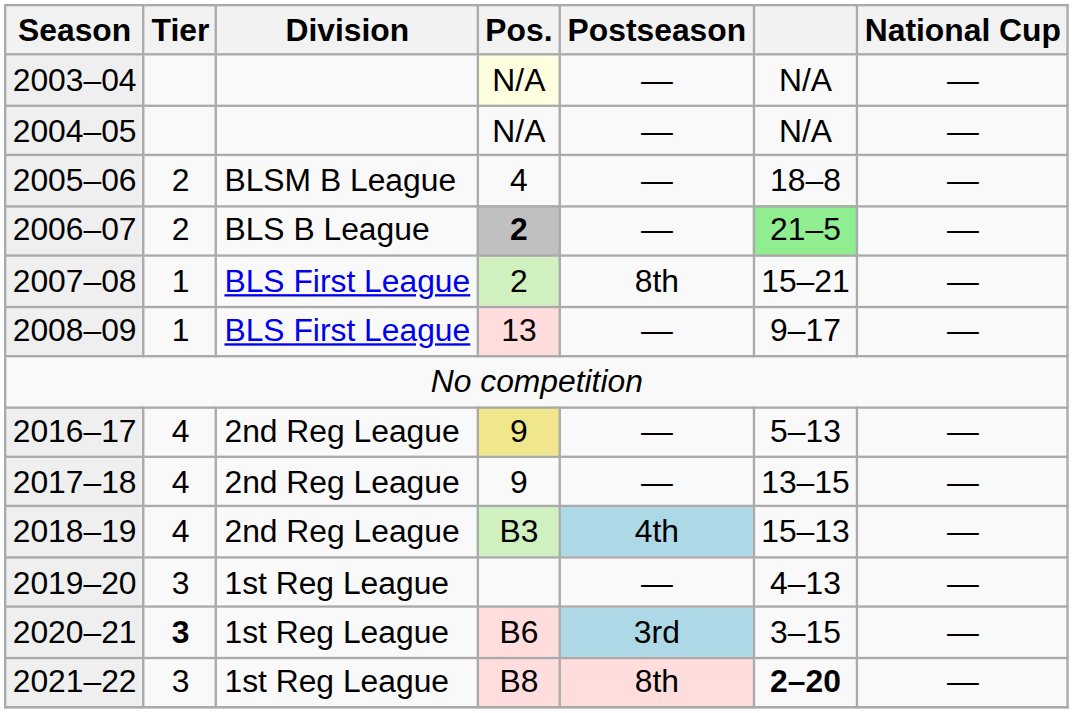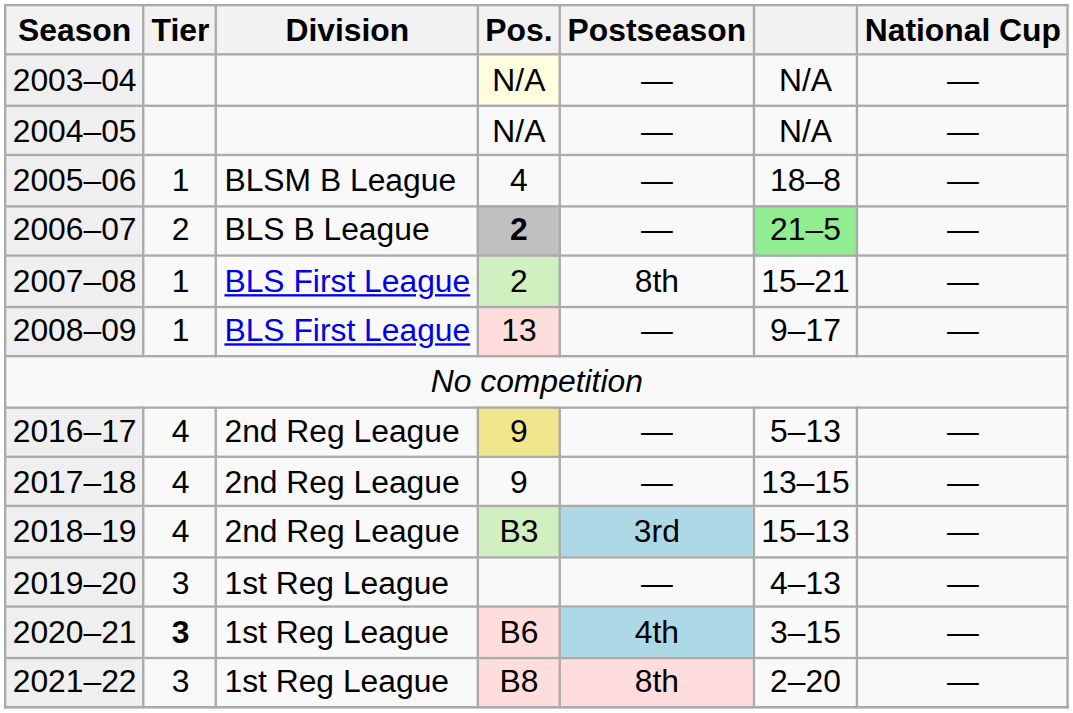(180, 180) 2 -> (180, 180) 1
(657, 531) 4th -> (657, 531) 3rd
(657, 632) 3rd -> (657, 632) 4th
(805, 682) bold -> (805, 682) normal
